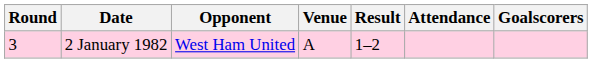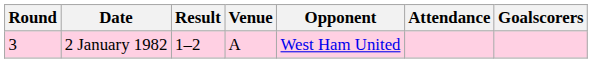columns swapped: (235, 17) <-> (378, 17)
